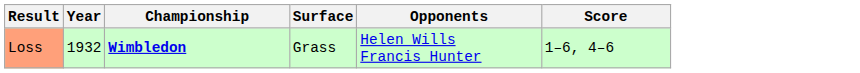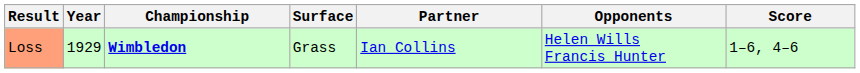+ column: (449, 16)
(84, 48) 1932 -> (84, 48) 1929
